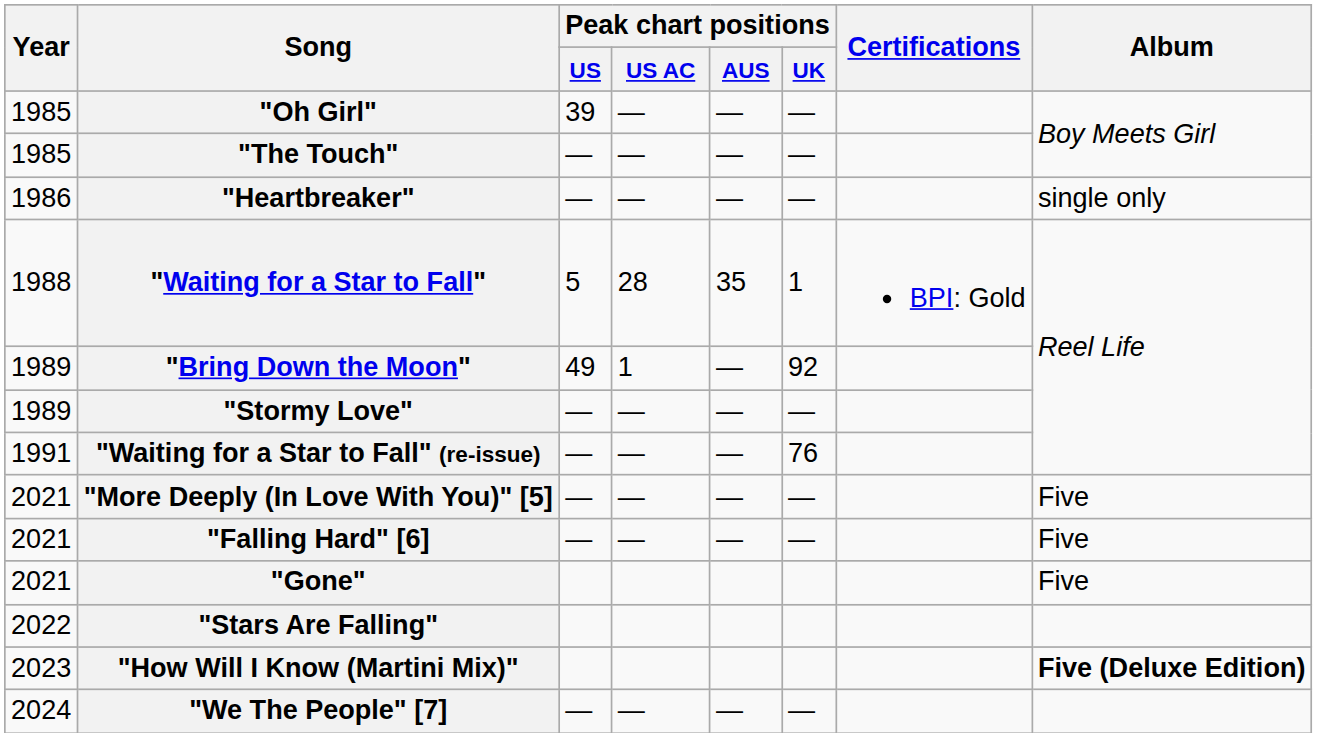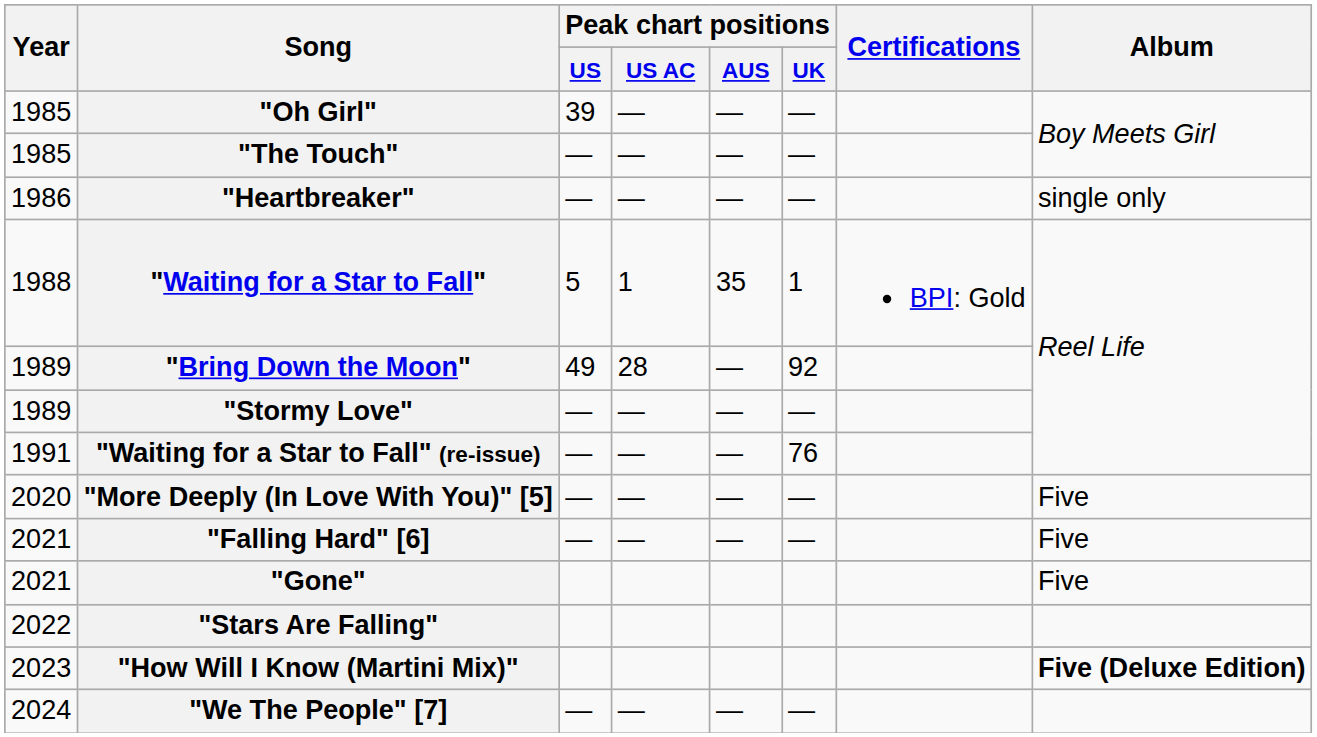(633, 282) 28 -> (625, 282) 1
(625, 367) 1 -> (633, 367) 28
(41, 496) 2021 -> (41, 496) 2020
